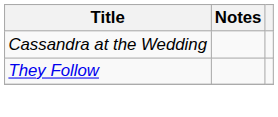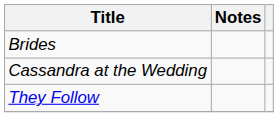+ row: (32, 44)
